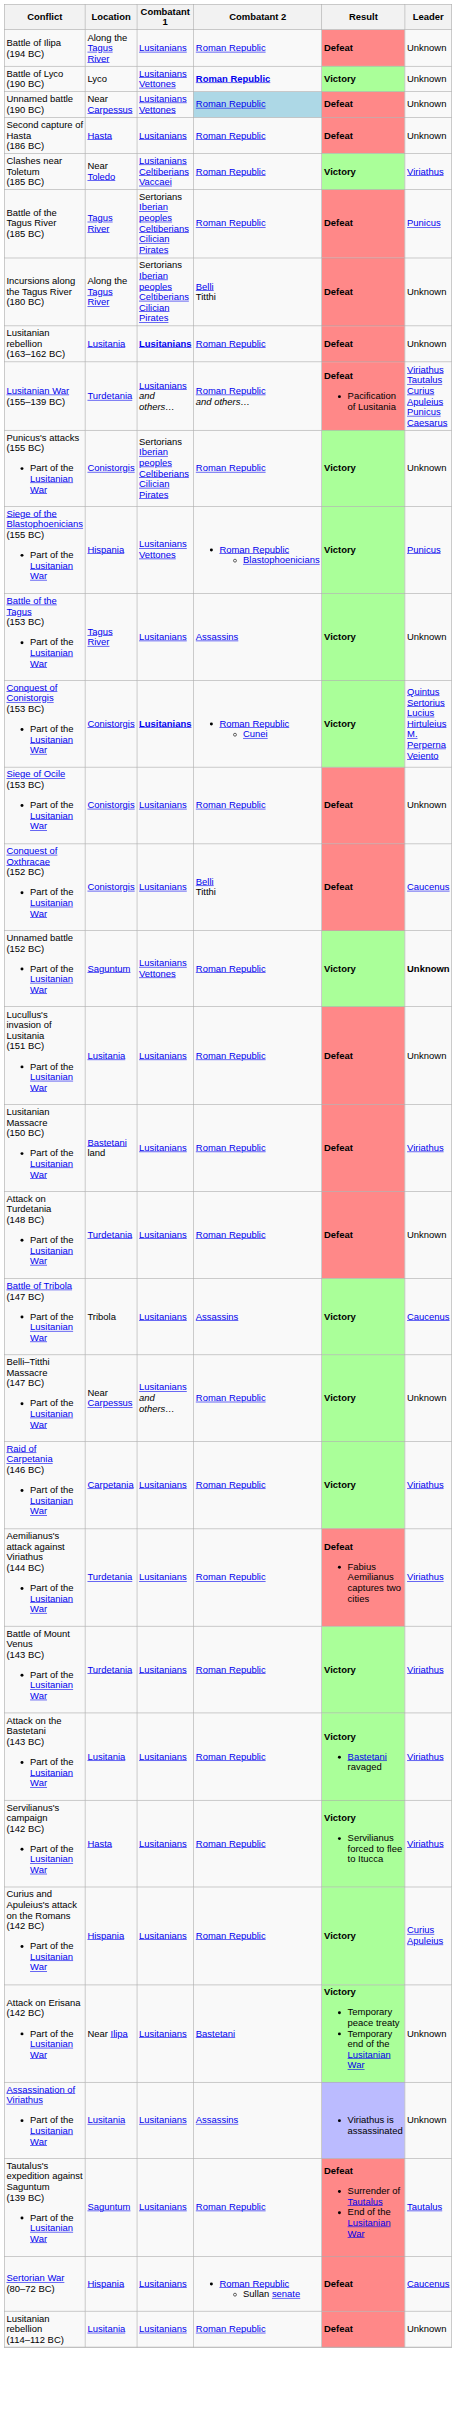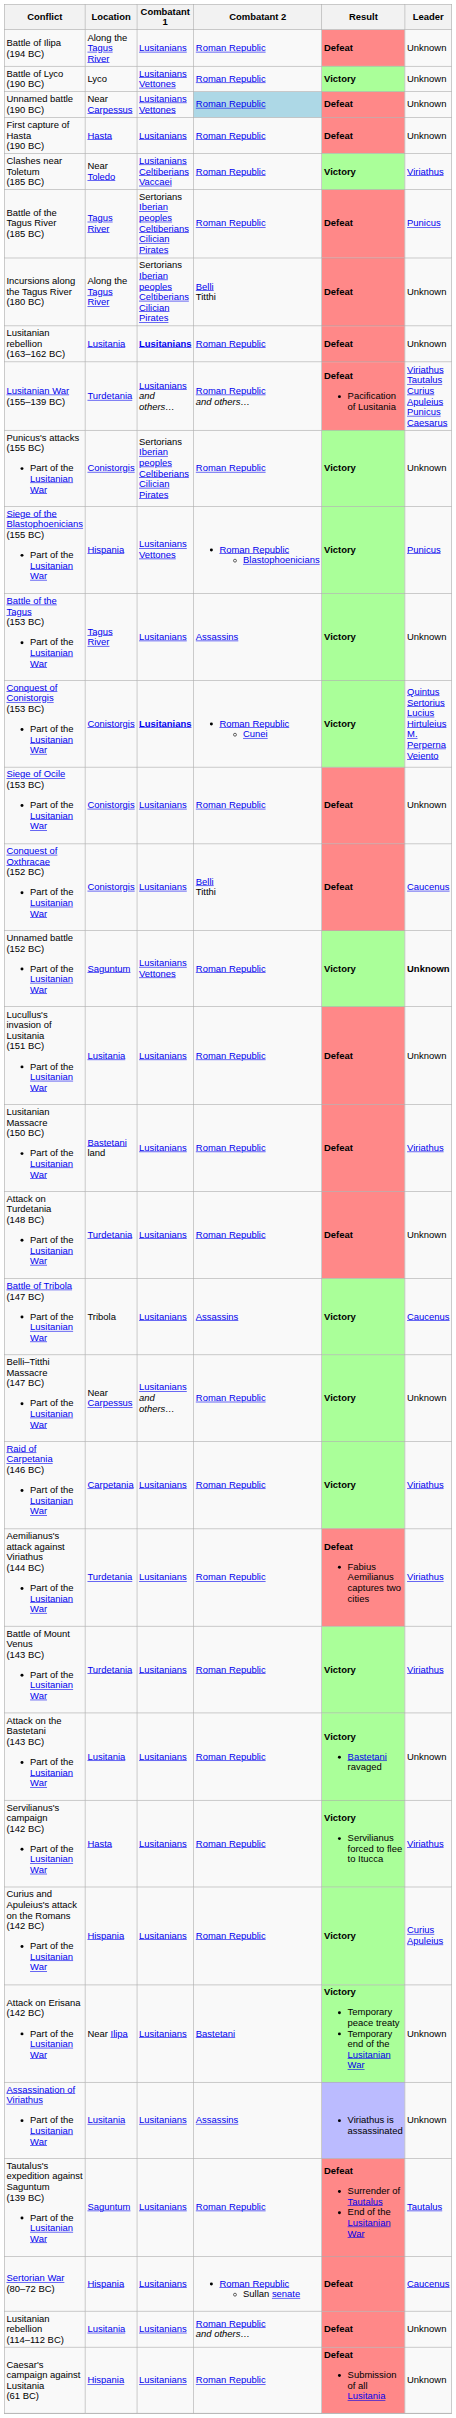(233, 79) bold -> (231, 79) normal
+ row: (38, 135)
- row: (45, 135)
(425, 1756) Viriathus -> (427, 1756) Unknown
(231, 2329) Roman Republic -> (231, 2329) Roman Republic and others…
+ row: (43, 2380)
